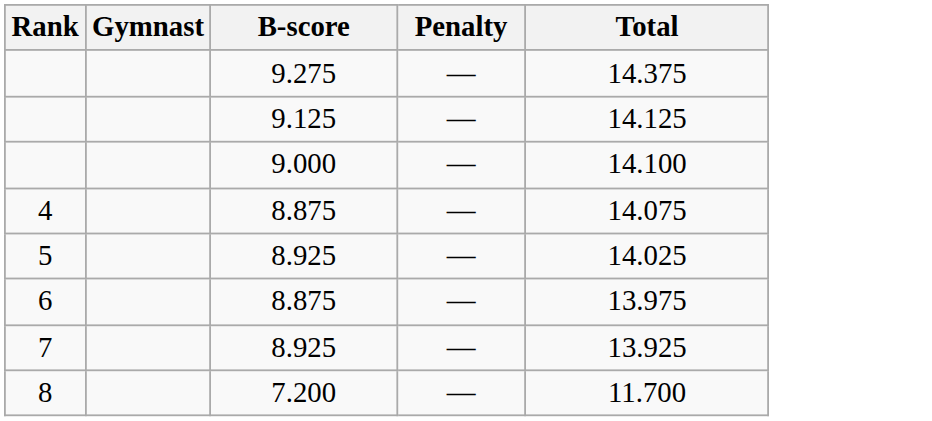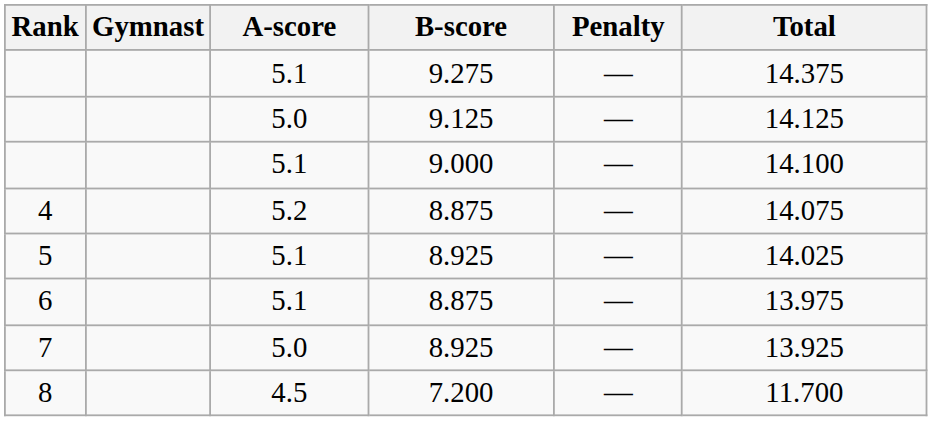+ column: (289, 27)
